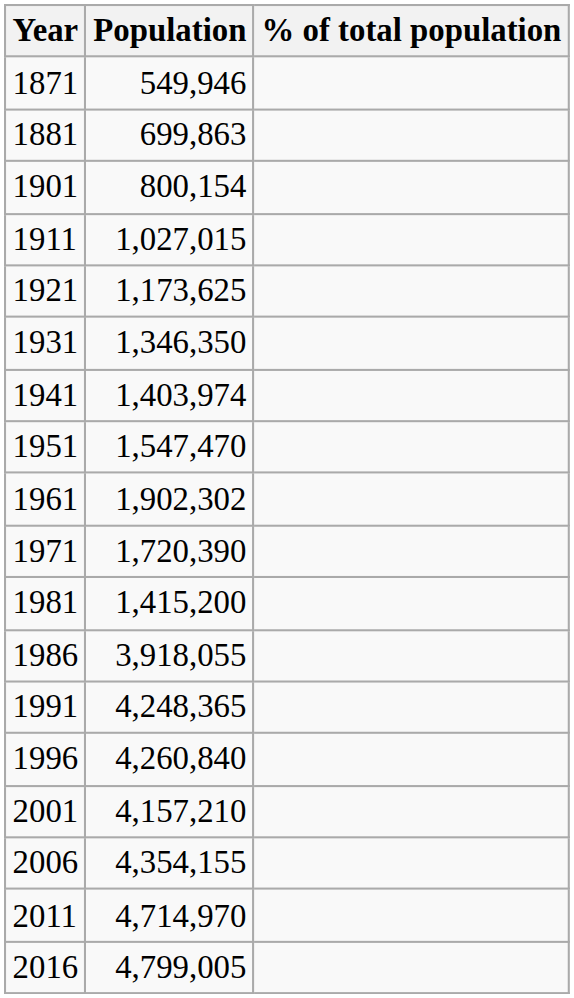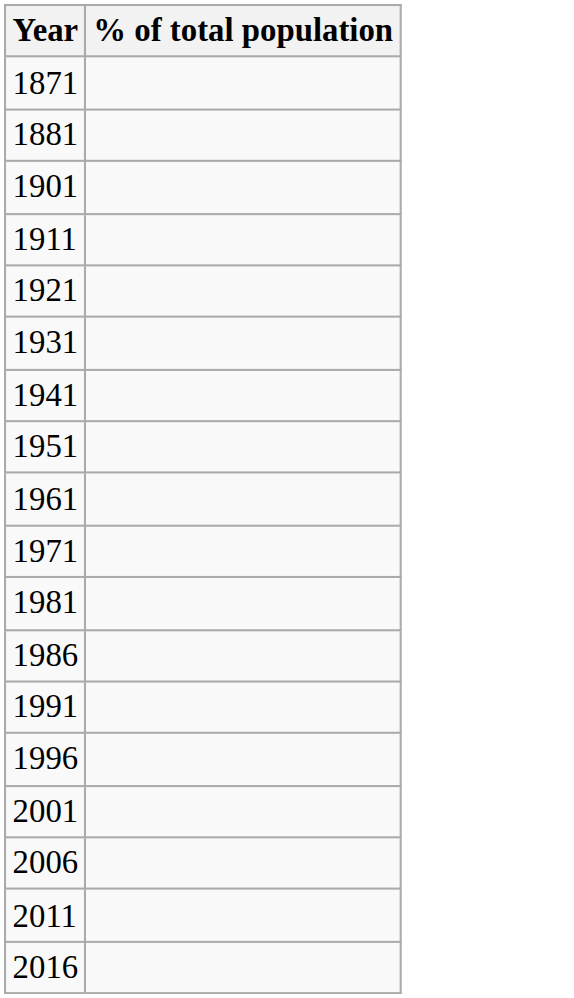- column: (170, 30)
